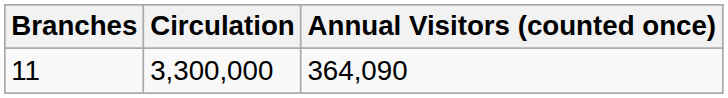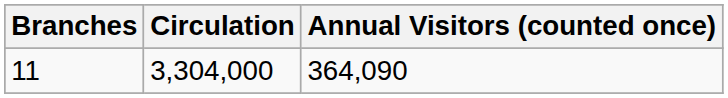(212, 70) 3,300,000 -> (212, 70) 3,304,000
